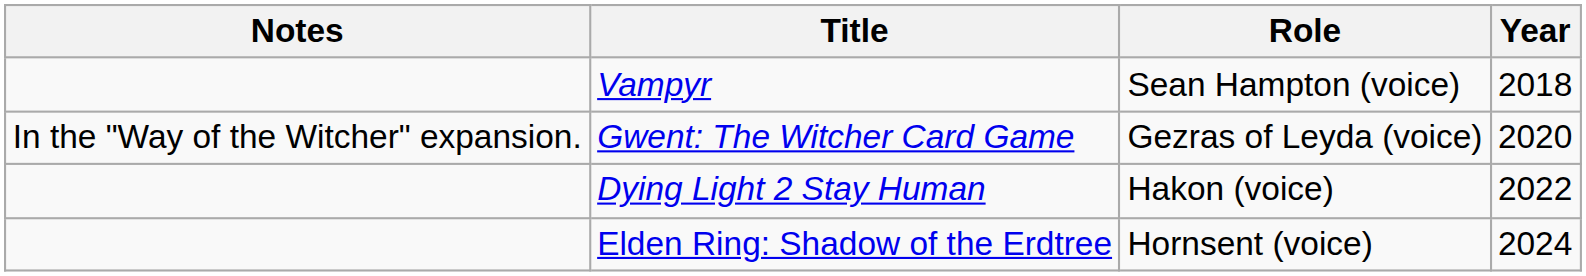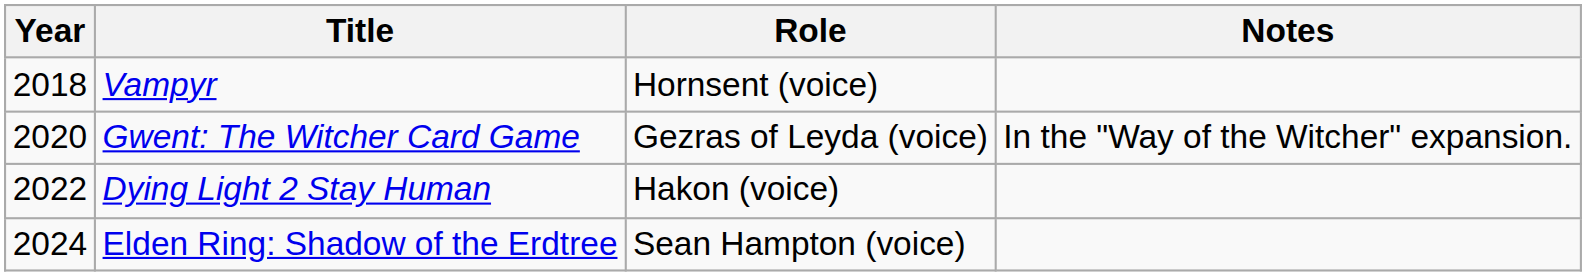columns swapped: (1535, 31) <-> (297, 31)
(1294, 84) Sean Hampton (voice) -> (756, 84) Hornsent (voice)
(1250, 243) Hornsent (voice) -> (799, 243) Sean Hampton (voice)
